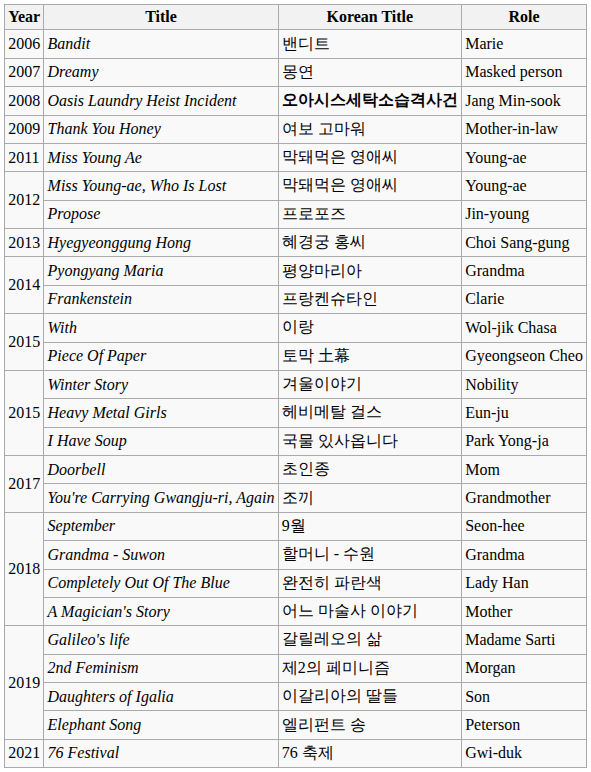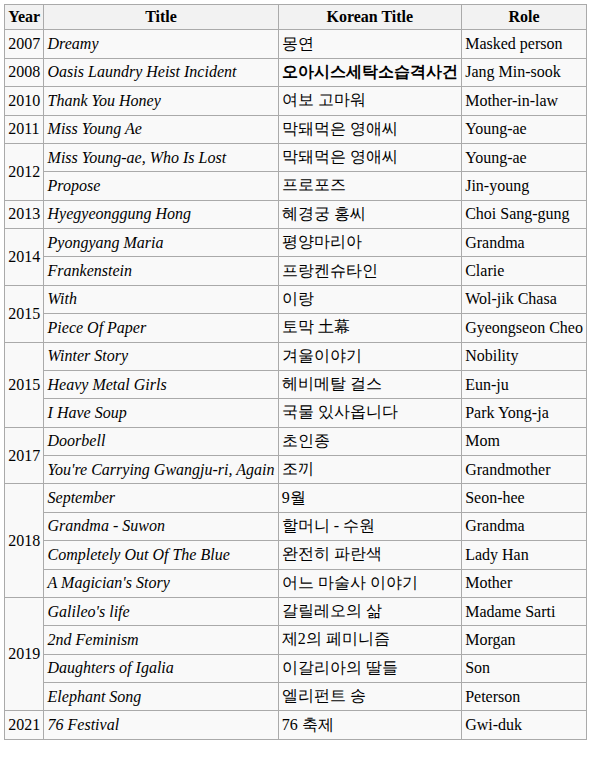- row: (69, 44)
(24, 129) 2009 -> (24, 100) 2010
